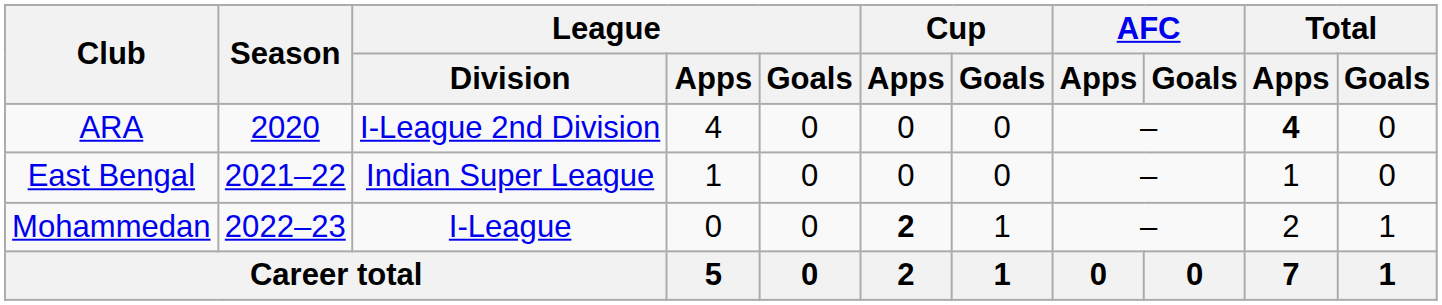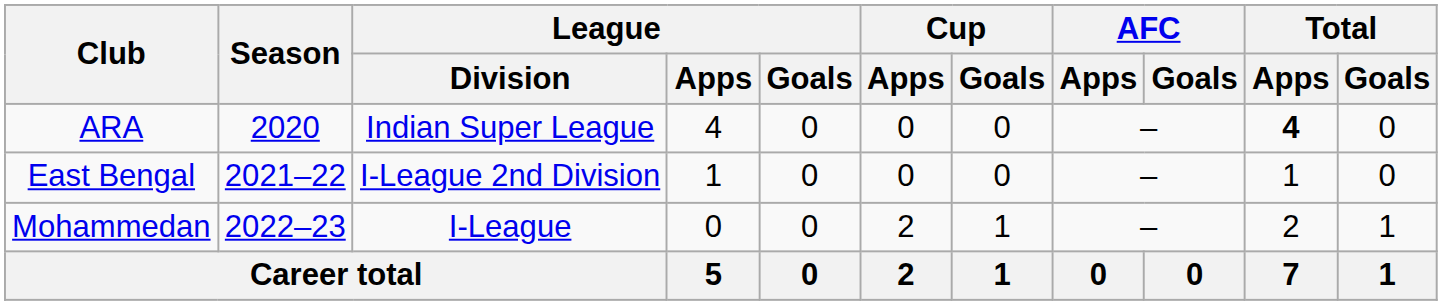(510, 127) I-League 2nd Division -> (510, 127) Indian Super League
(510, 176) Indian Super League -> (510, 176) I-League 2nd Division
(906, 226) bold -> (906, 226) normal
